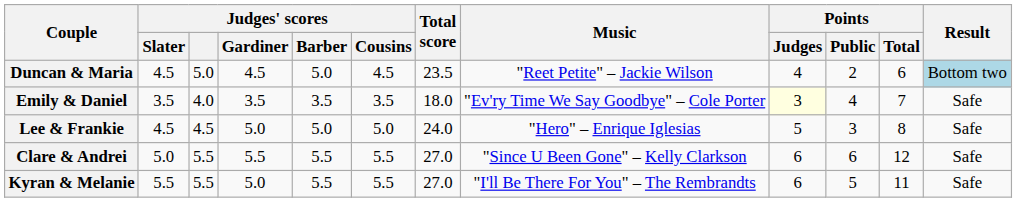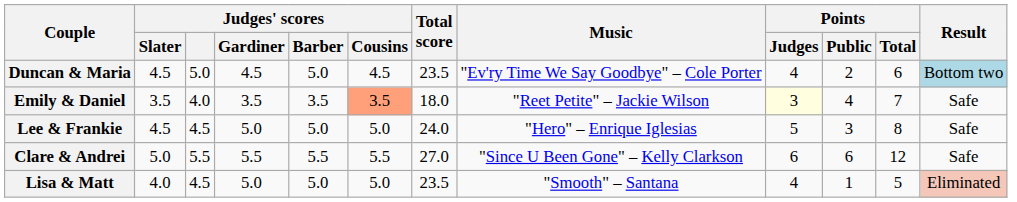(615, 73) "Reet Petite" – Jackie Wilson -> (611, 73) "Ev'ry Time We Say Goodbye" – Cole Porter
(383, 101) no background -> (380, 101) lightsalmon background
(615, 101) "Ev'ry Time We Say Goodbye" – Cole Porter -> (611, 101) "Reet Petite" – Jackie Wilson
- row: (72, 183)
+ row: (70, 183)
